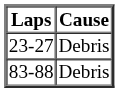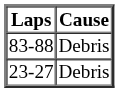rows swapped: (31, 45) <-> (31, 72)
